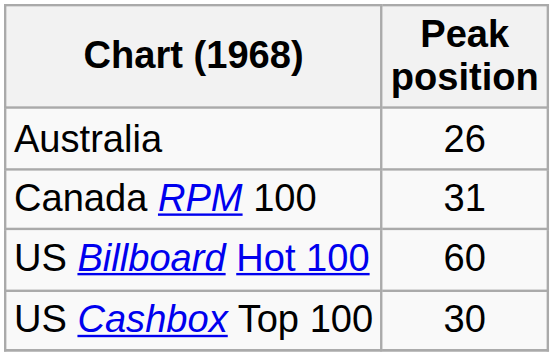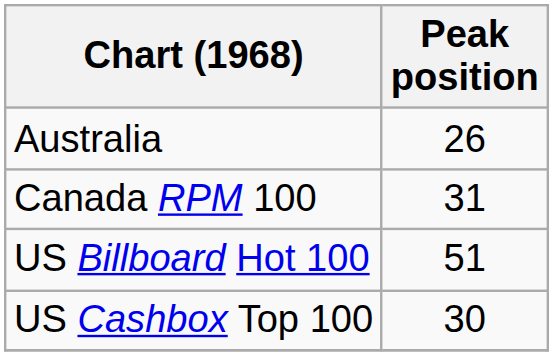(465, 258) 60 -> (465, 258) 51
